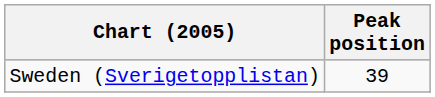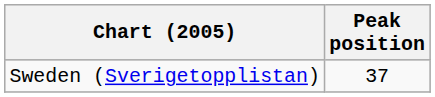(377, 76) 39 -> (377, 76) 37
